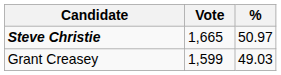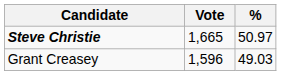(205, 59) 1,599 -> (205, 59) 1,596
